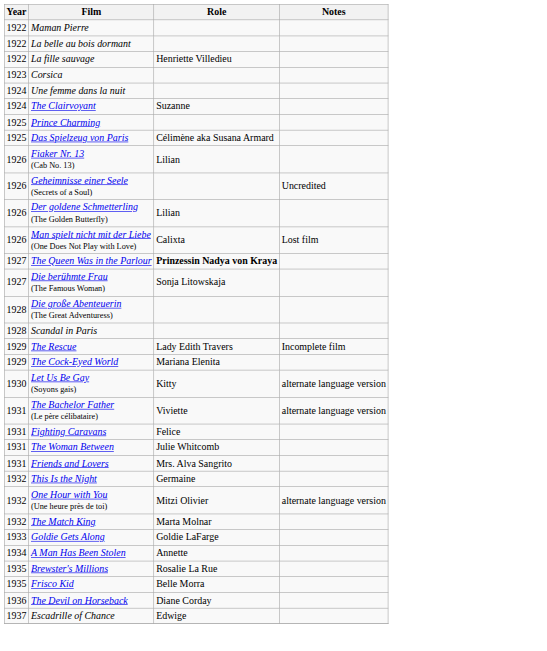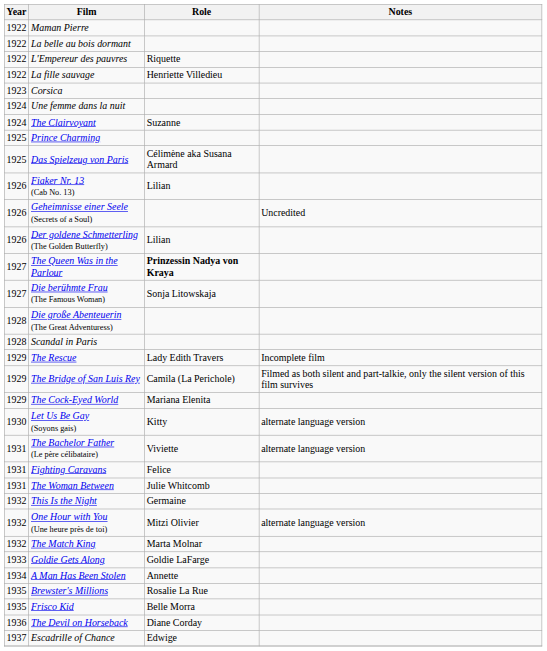+ row: (79, 59)
- row: (91, 240)
+ row: (85, 379)
- row: (70, 463)
